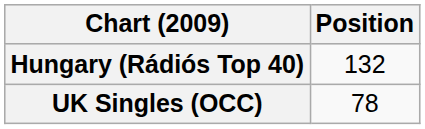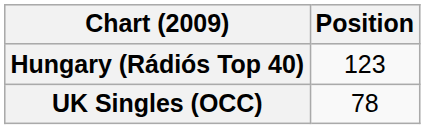(365, 63) 132 -> (365, 63) 123
